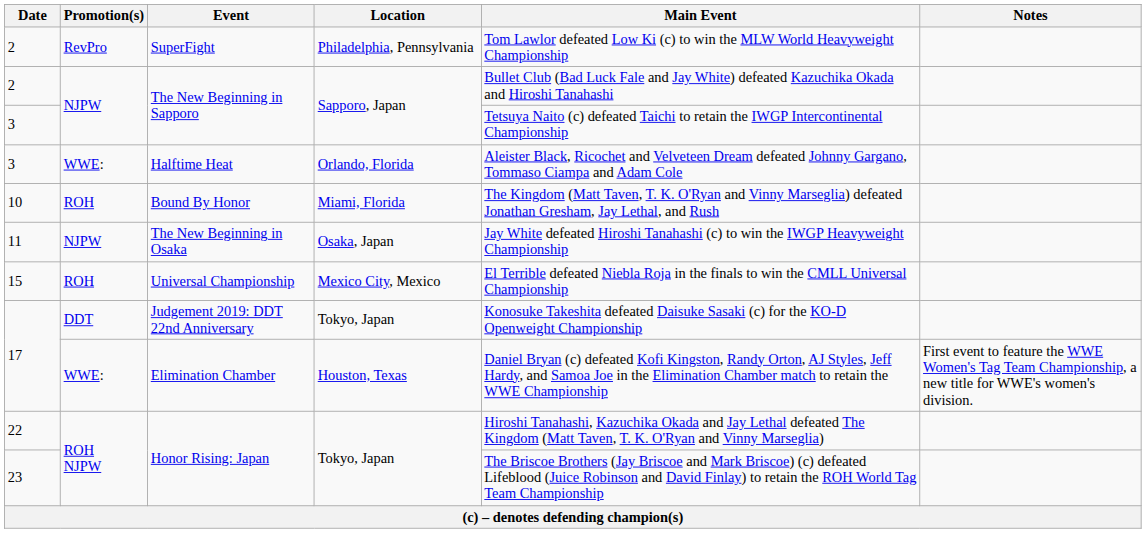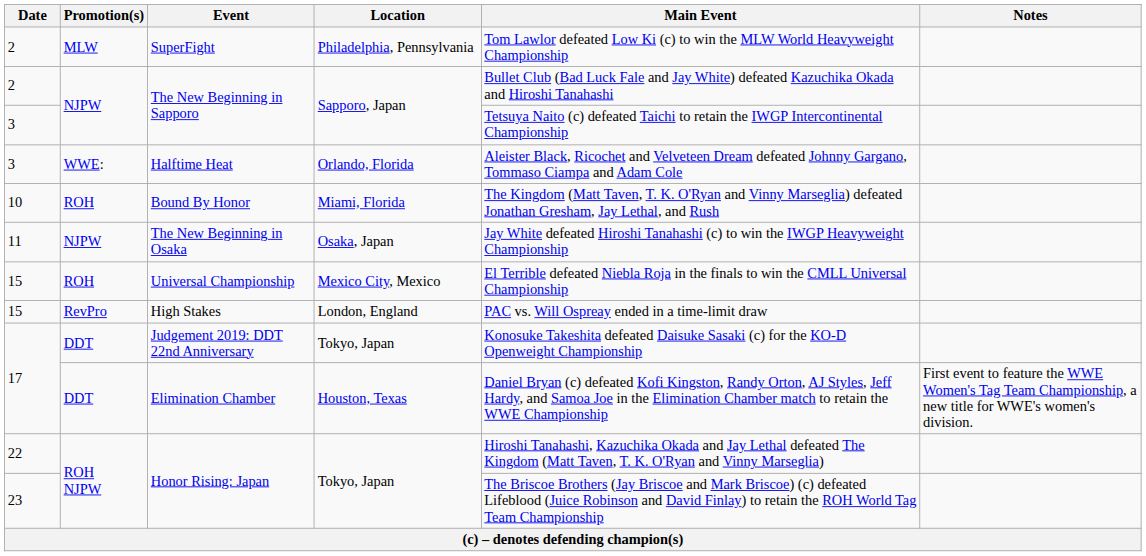(85, 46) RevPro -> (81, 46) MLW
+ row: (15, 312)
(84, 375) WWE: -> (78, 398) DDT
